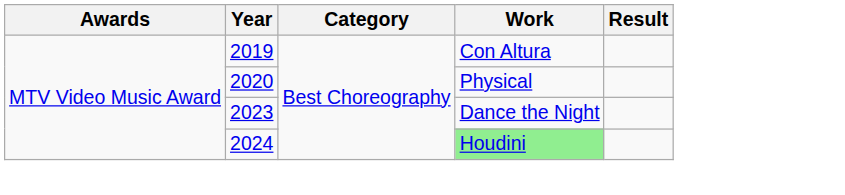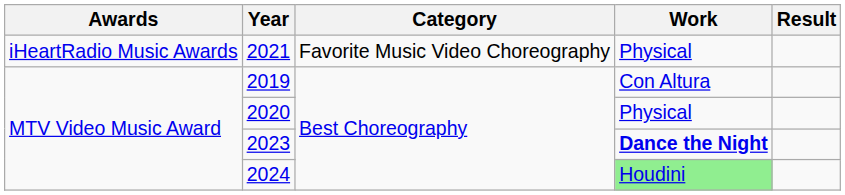+ row: (268, 50)
(530, 112) normal -> (693, 143) bold
